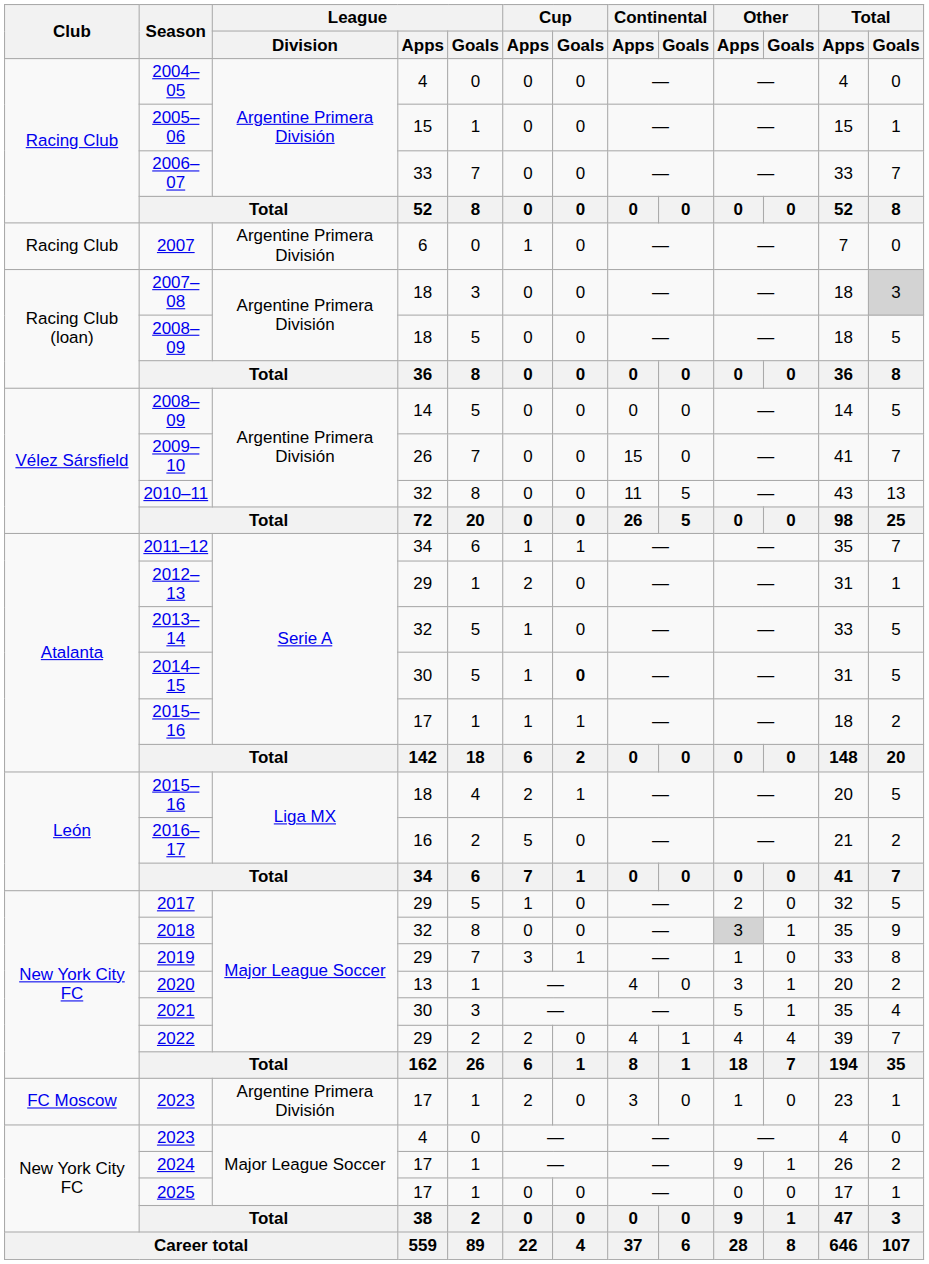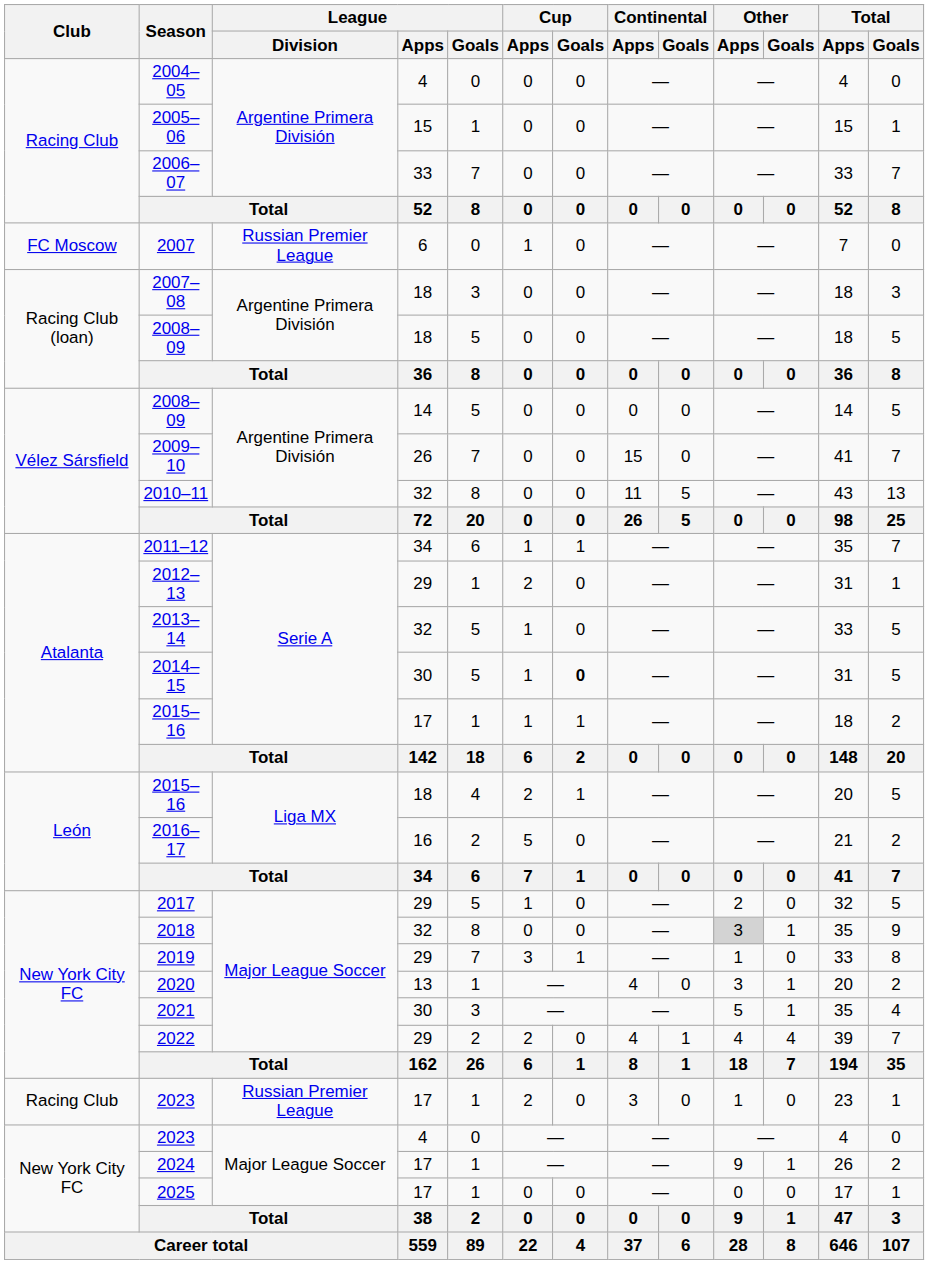(72, 246) Racing Club -> (72, 246) FC Moscow
(305, 246) Argentine Primera División -> (305, 246) Russian Premier League
(896, 292) lightgrey background -> (896, 292) no background
(72, 1101) FC Moscow -> (72, 1101) Racing Club
(305, 1101) Argentine Primera División -> (305, 1101) Russian Premier League
